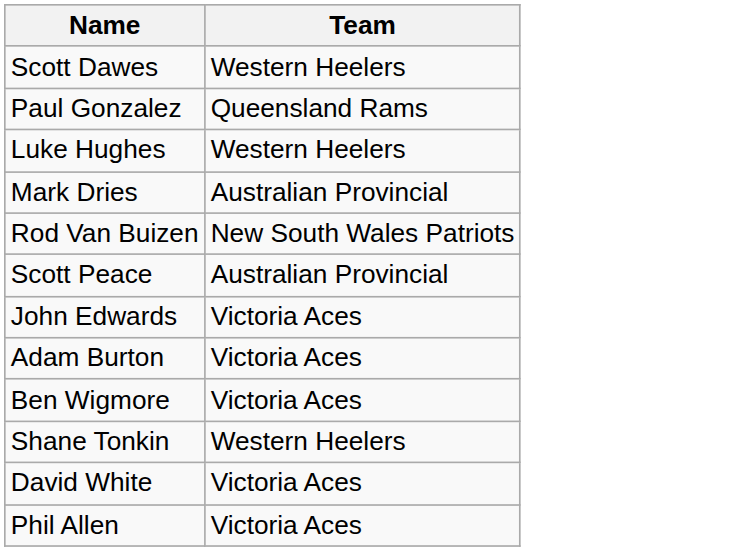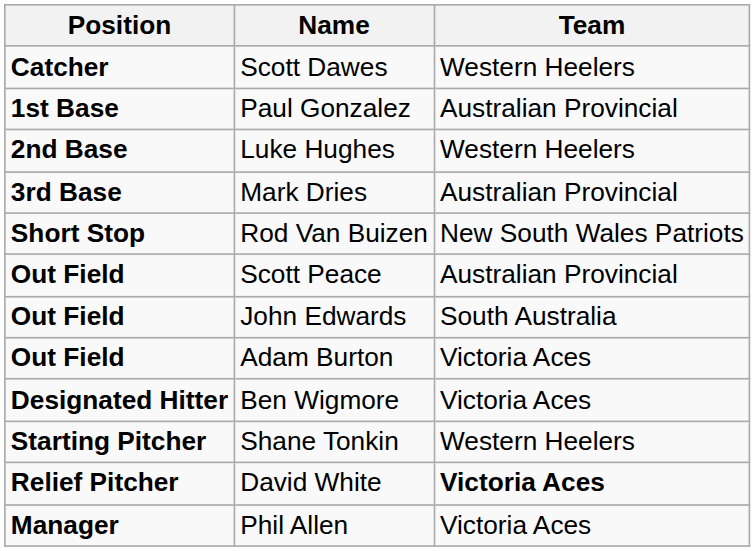+ column: (119, 25)
(319, 108) Queensland Rams -> (559, 108) Australian Provincial
(286, 316) Victoria Aces -> (528, 316) South Australia
(286, 483) normal -> (522, 483) bold
